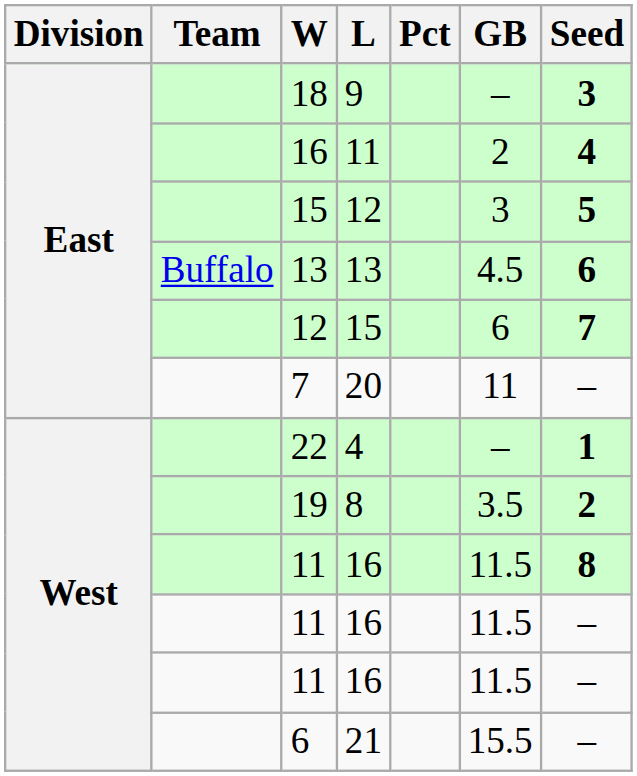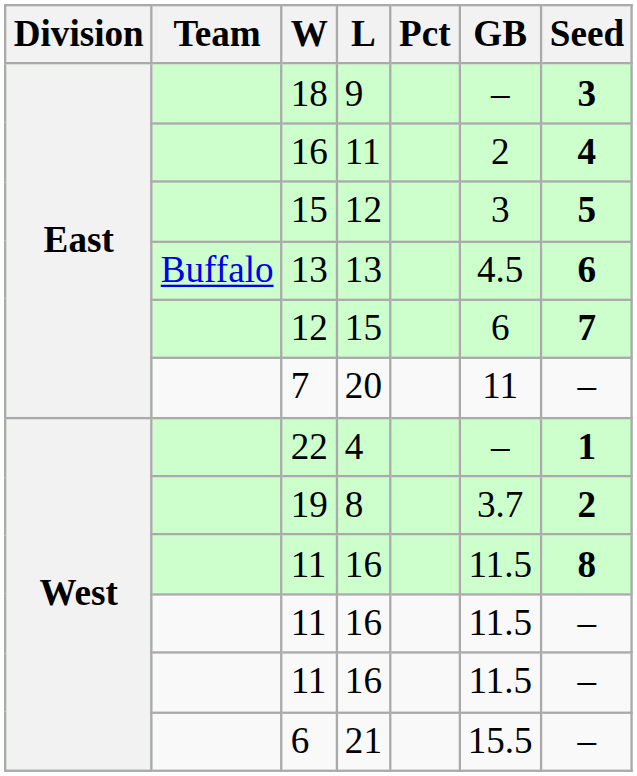(500, 504) 3.5 -> (500, 504) 3.7
